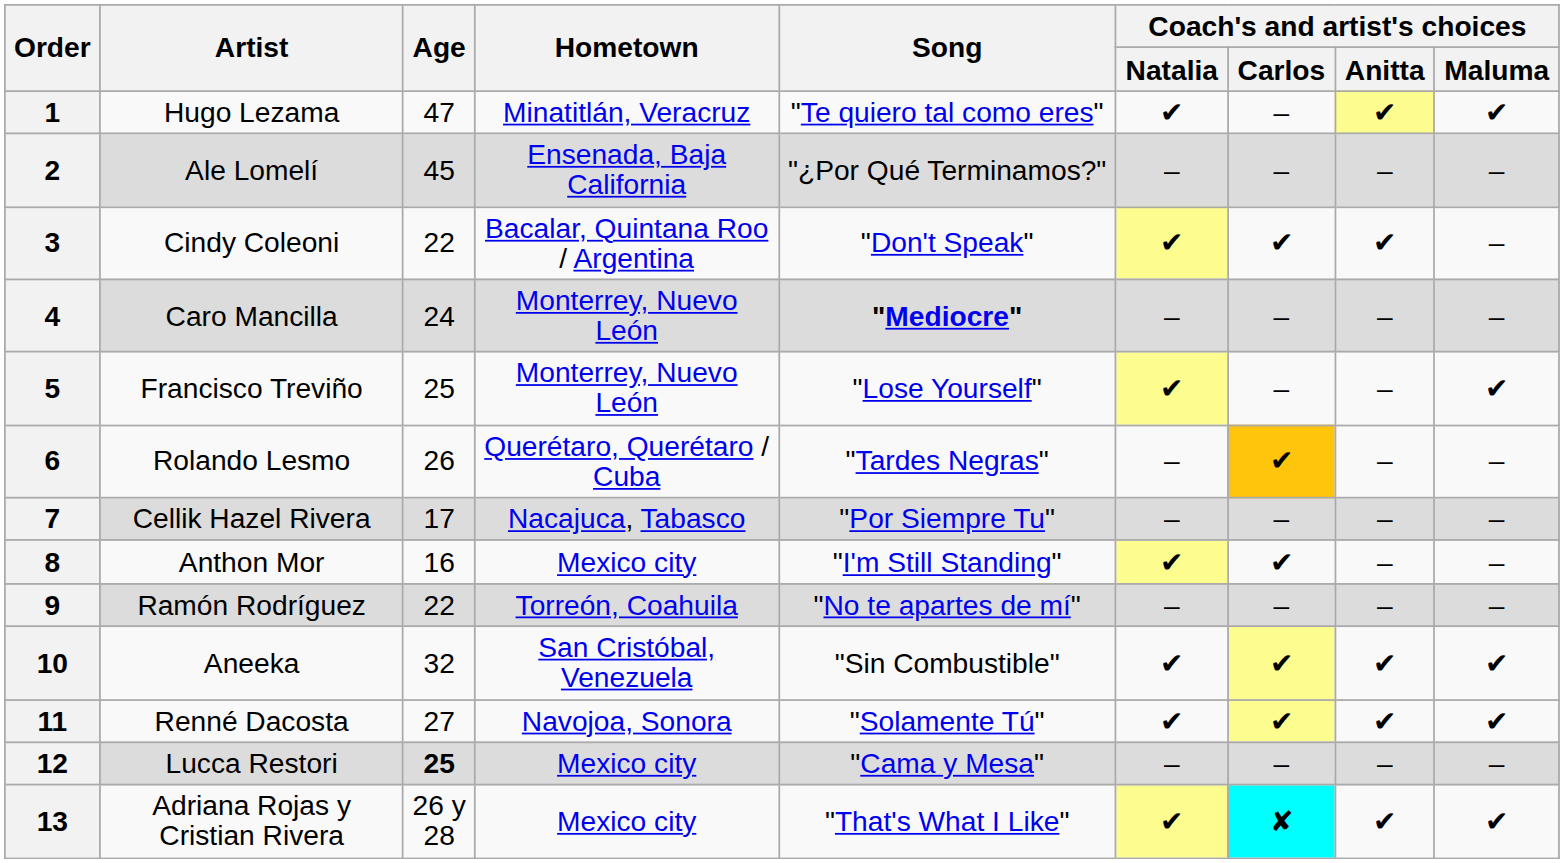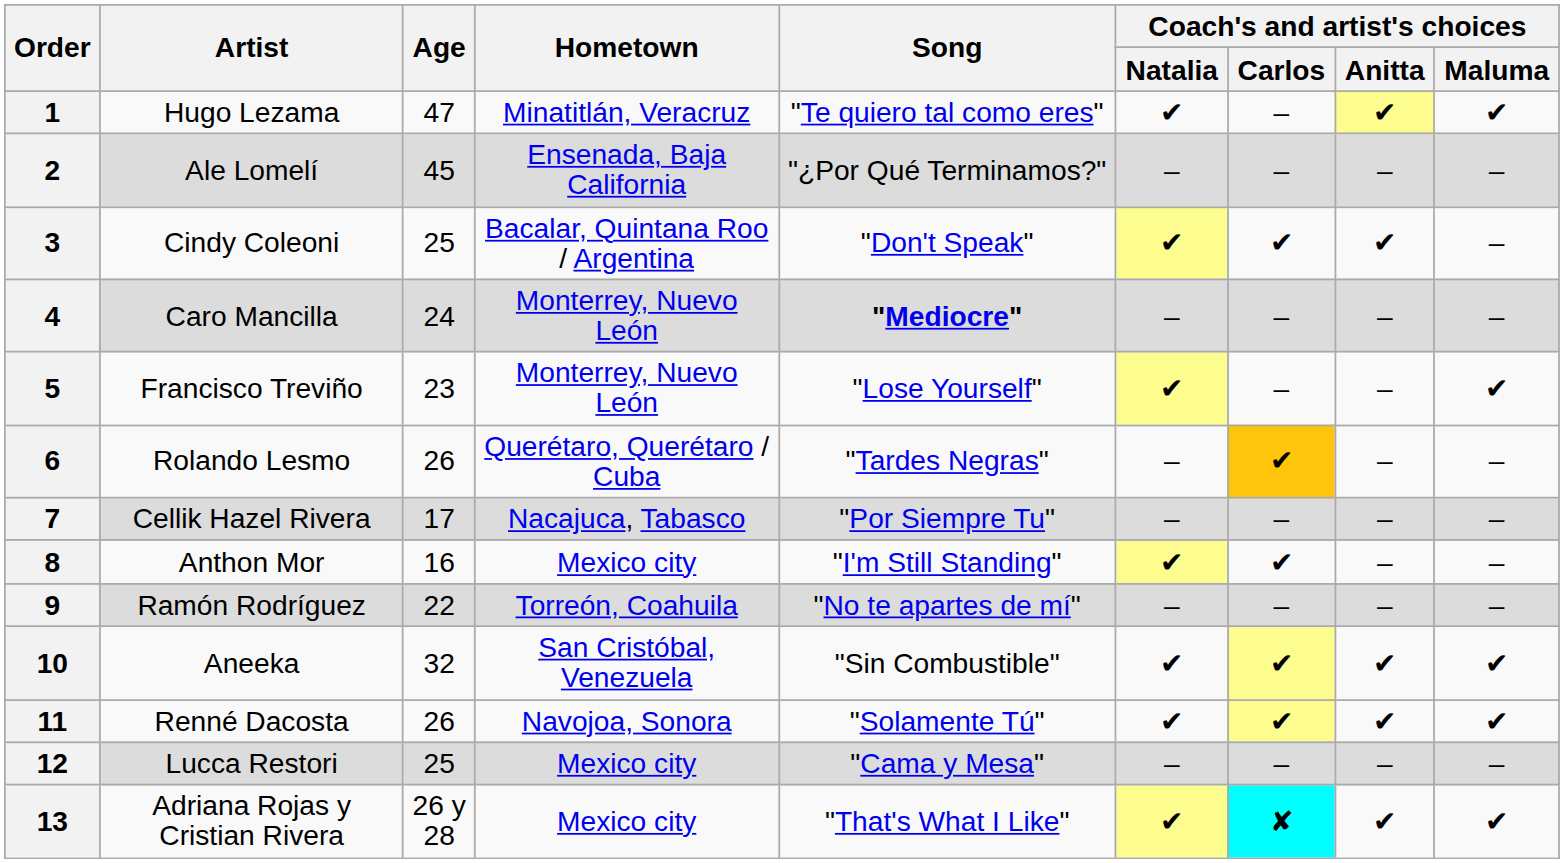(439, 243) 22 -> (439, 243) 25
(439, 388) 25 -> (439, 388) 23
(439, 721) 27 -> (439, 721) 26
(439, 764) bold -> (439, 764) normal
